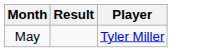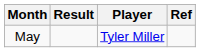+ column: (181, 15)
